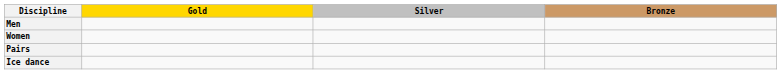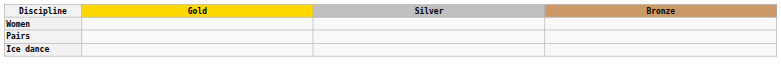- row: (13, 24)
